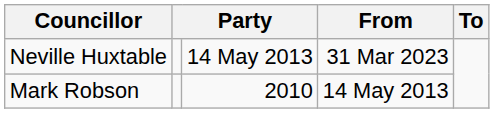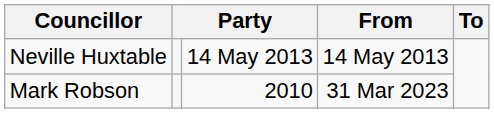(388, 56) 31 Mar 2023 -> (386, 56) 14 May 2013
(386, 90) 14 May 2013 -> (388, 90) 31 Mar 2023
